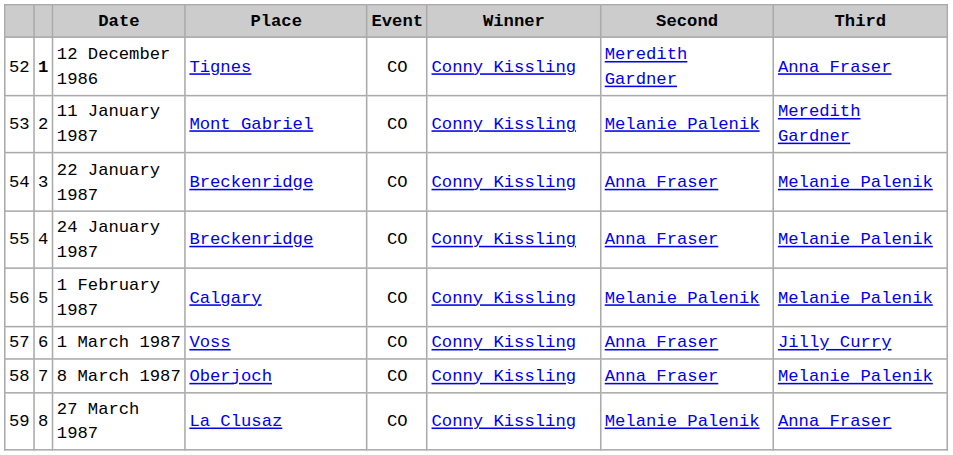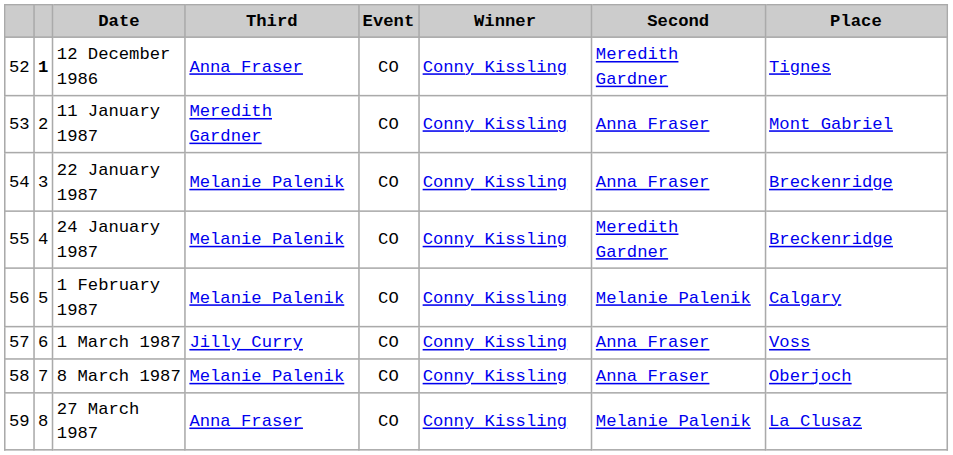columns swapped: (276, 21) <-> (860, 21)
(682, 125) Melanie Palenik -> (653, 125) Anna Fraser
(662, 240) Anna Fraser -> (637, 240) Meredith Gardner
